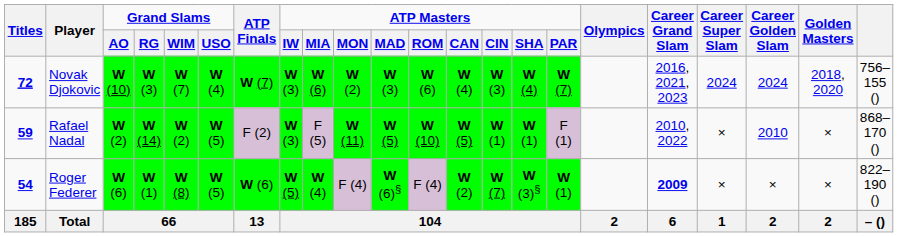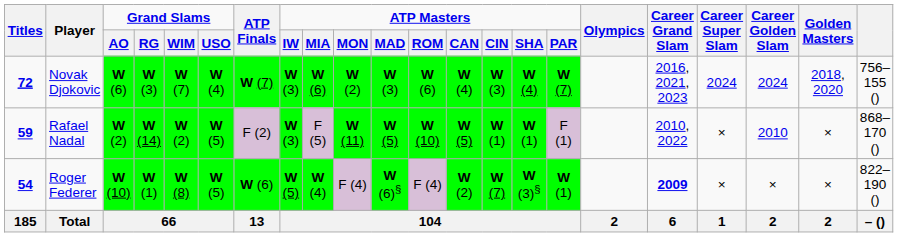(119, 82) W (10) -> (119, 82) W (6)
(119, 185) W (6) -> (119, 185) W (10)
